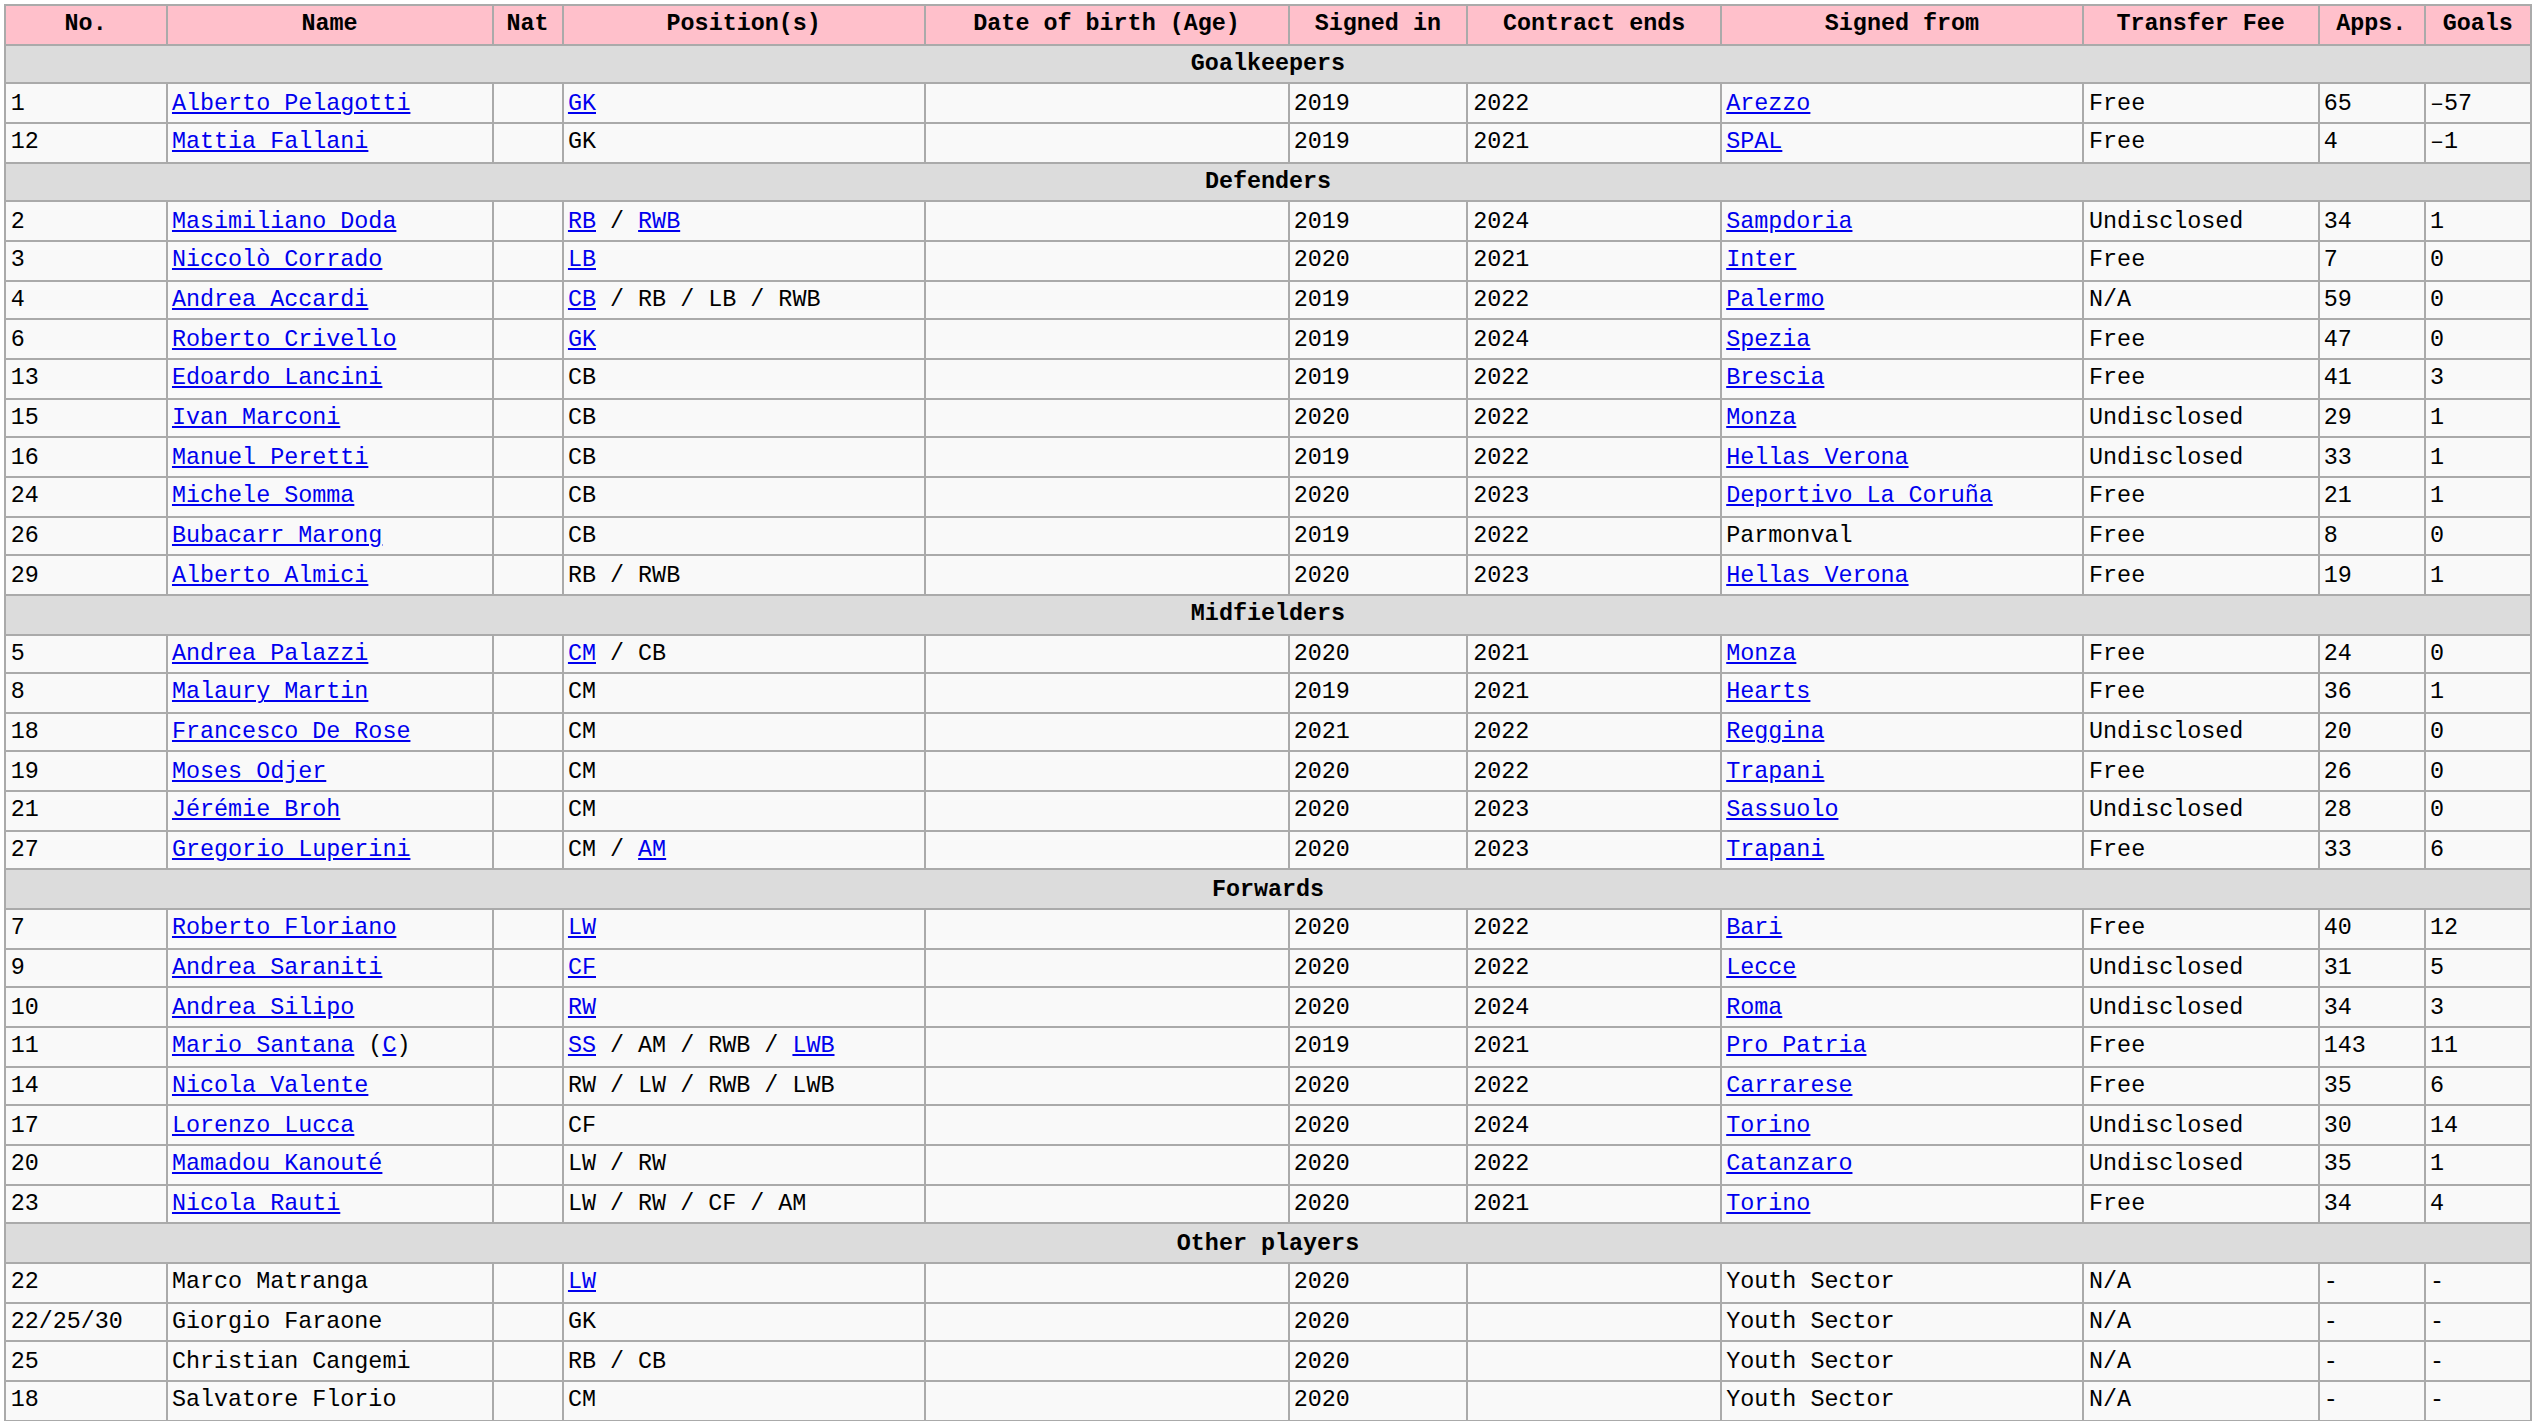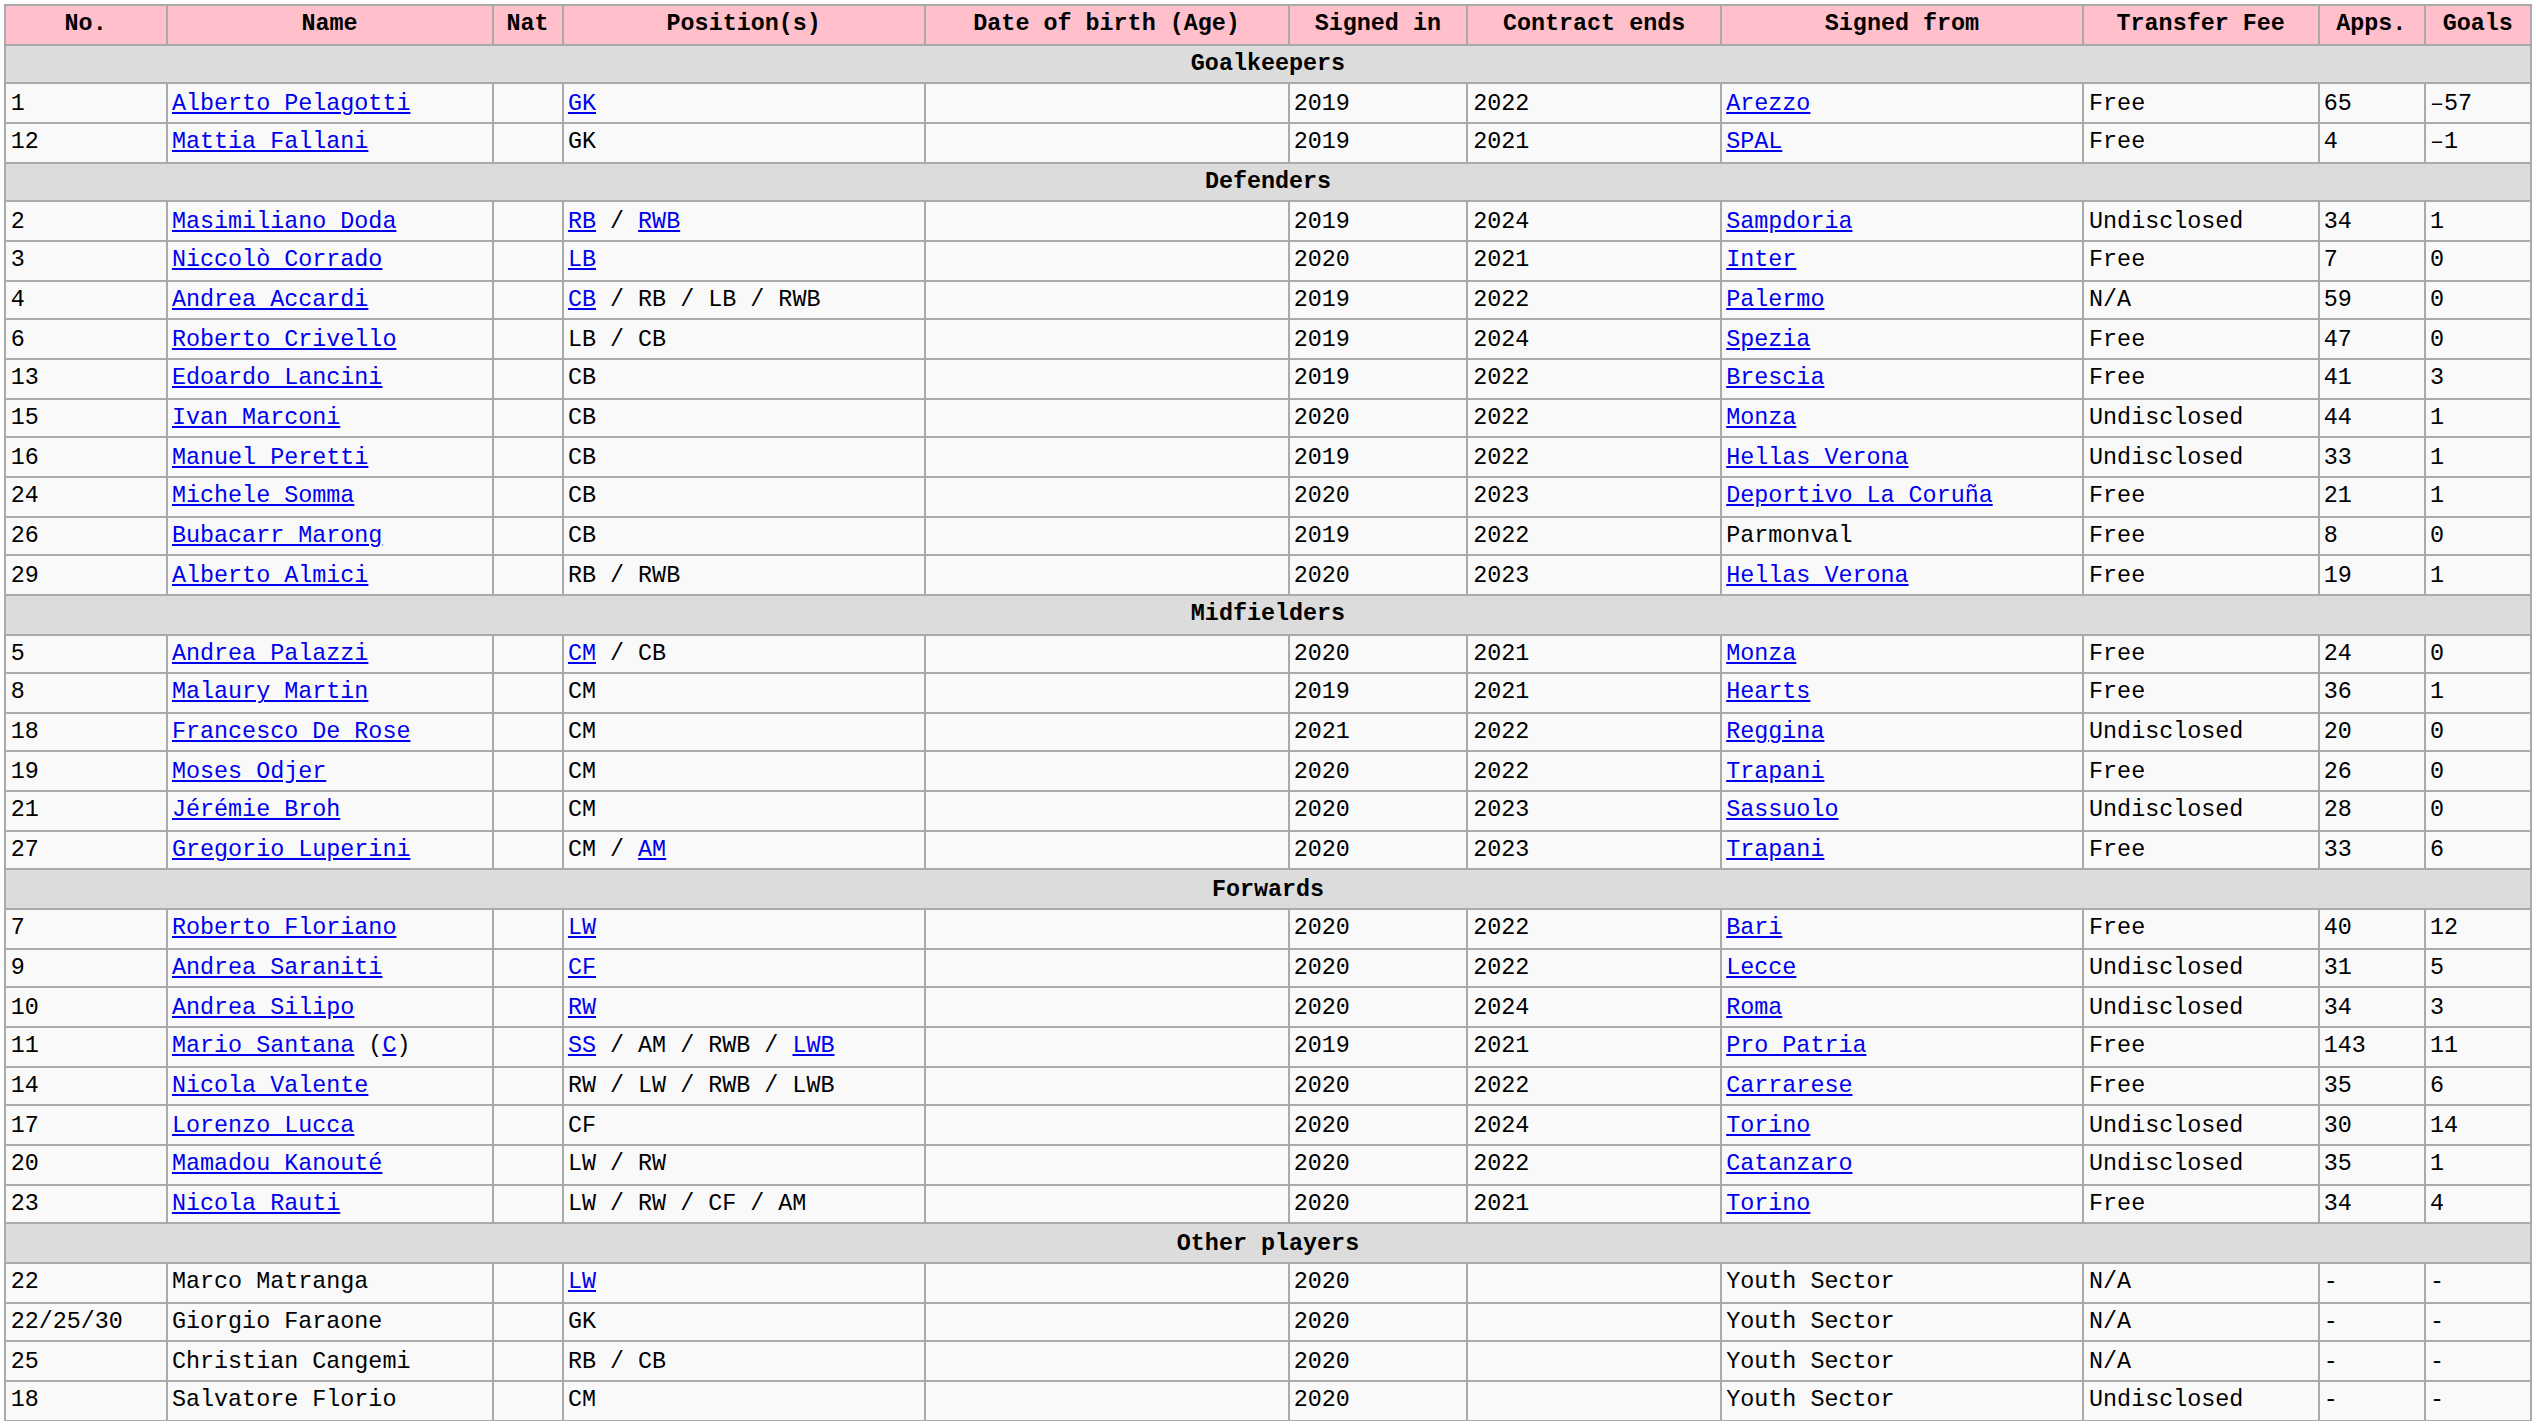(582, 339) GK -> (617, 339) LB / CB
(2338, 417) 29 -> (2338, 417) 44
(2110, 1400) N/A -> (2166, 1400) Undisclosed
